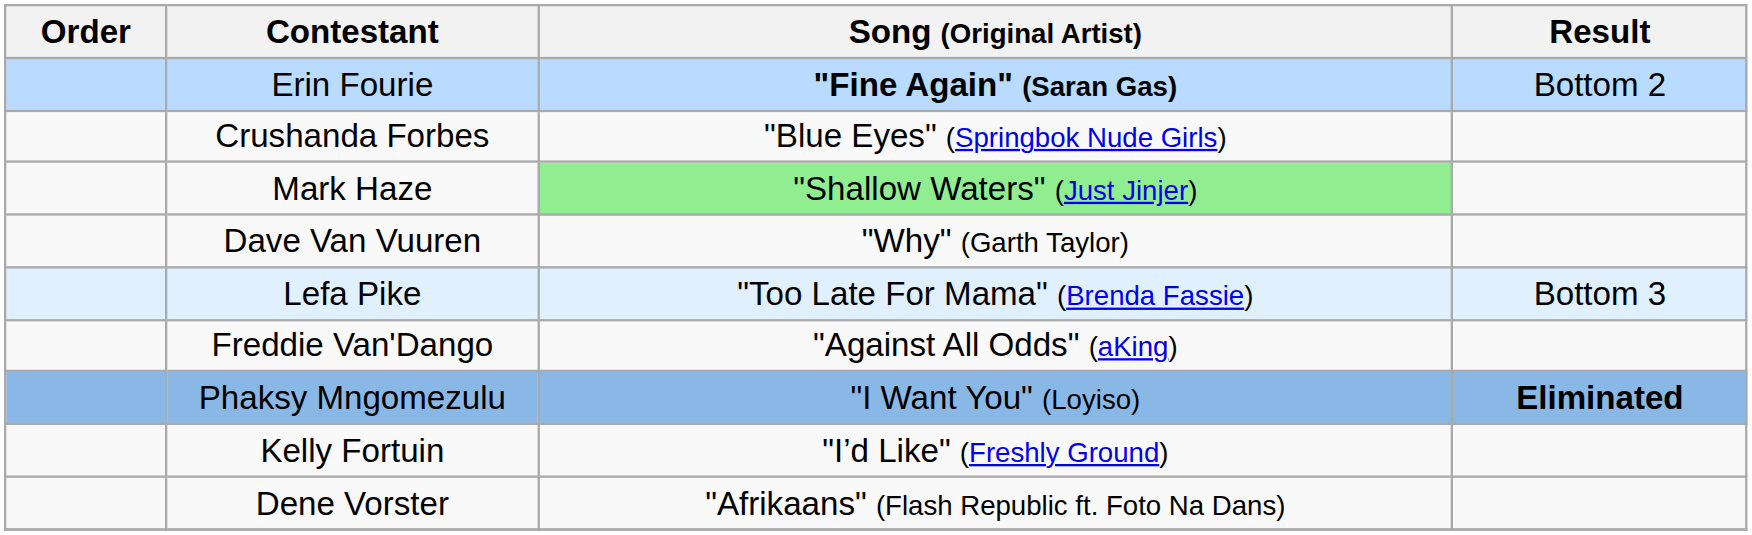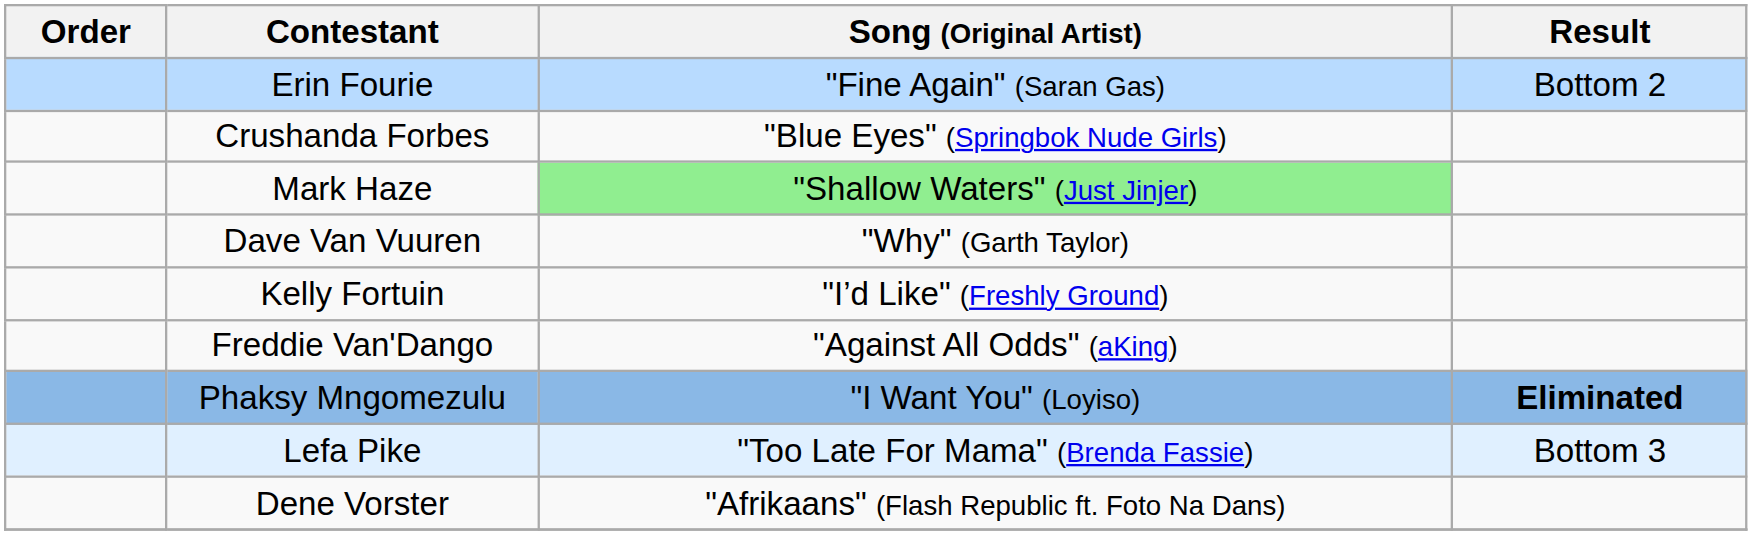(995, 84) bold -> (995, 84) normal
rows swapped: (352, 293) <-> (352, 450)
